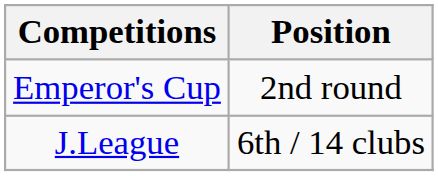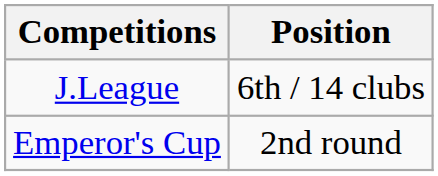rows swapped: (117, 142) <-> (117, 87)
